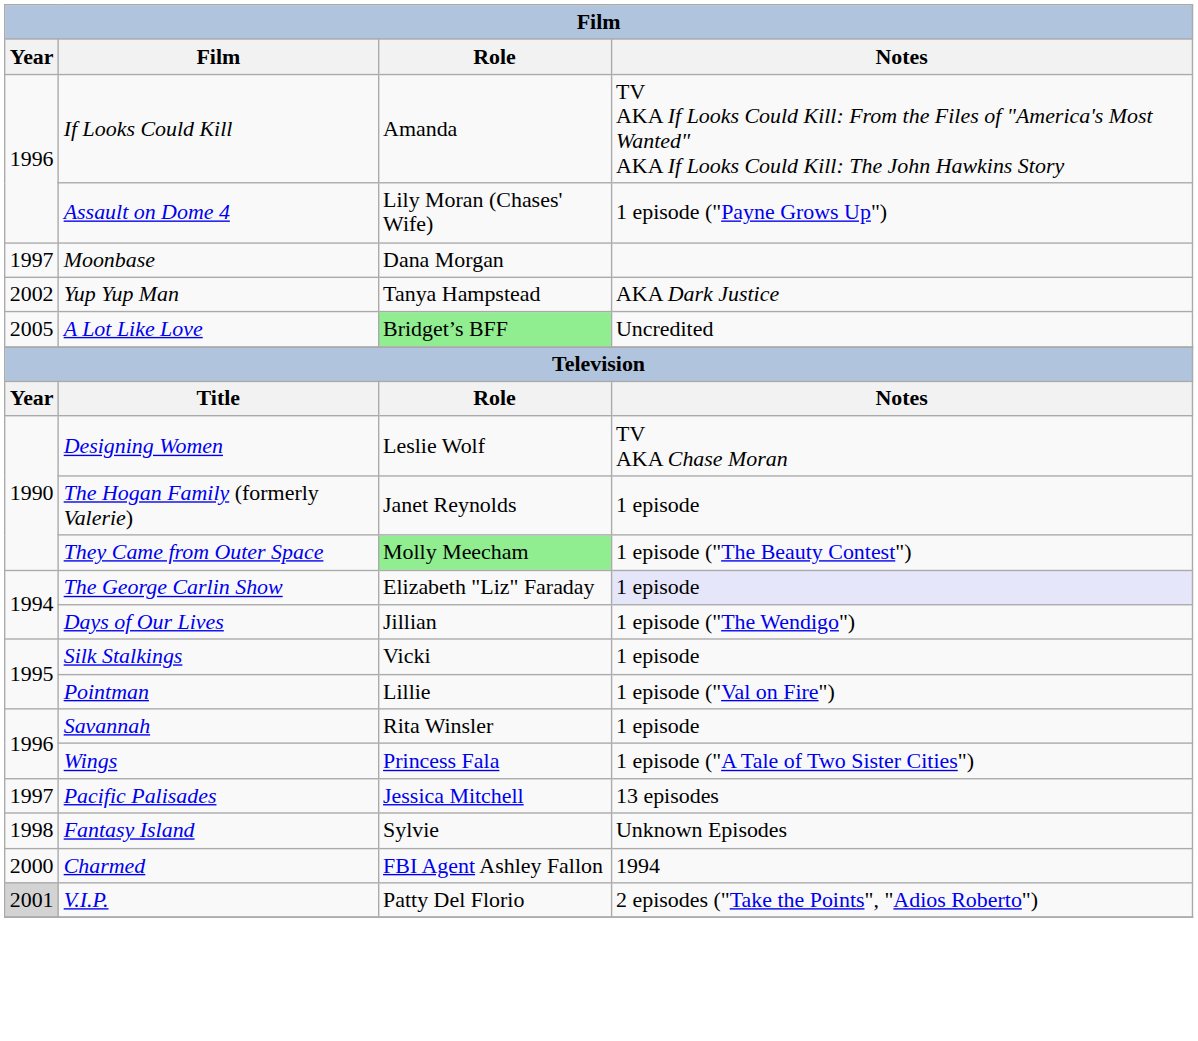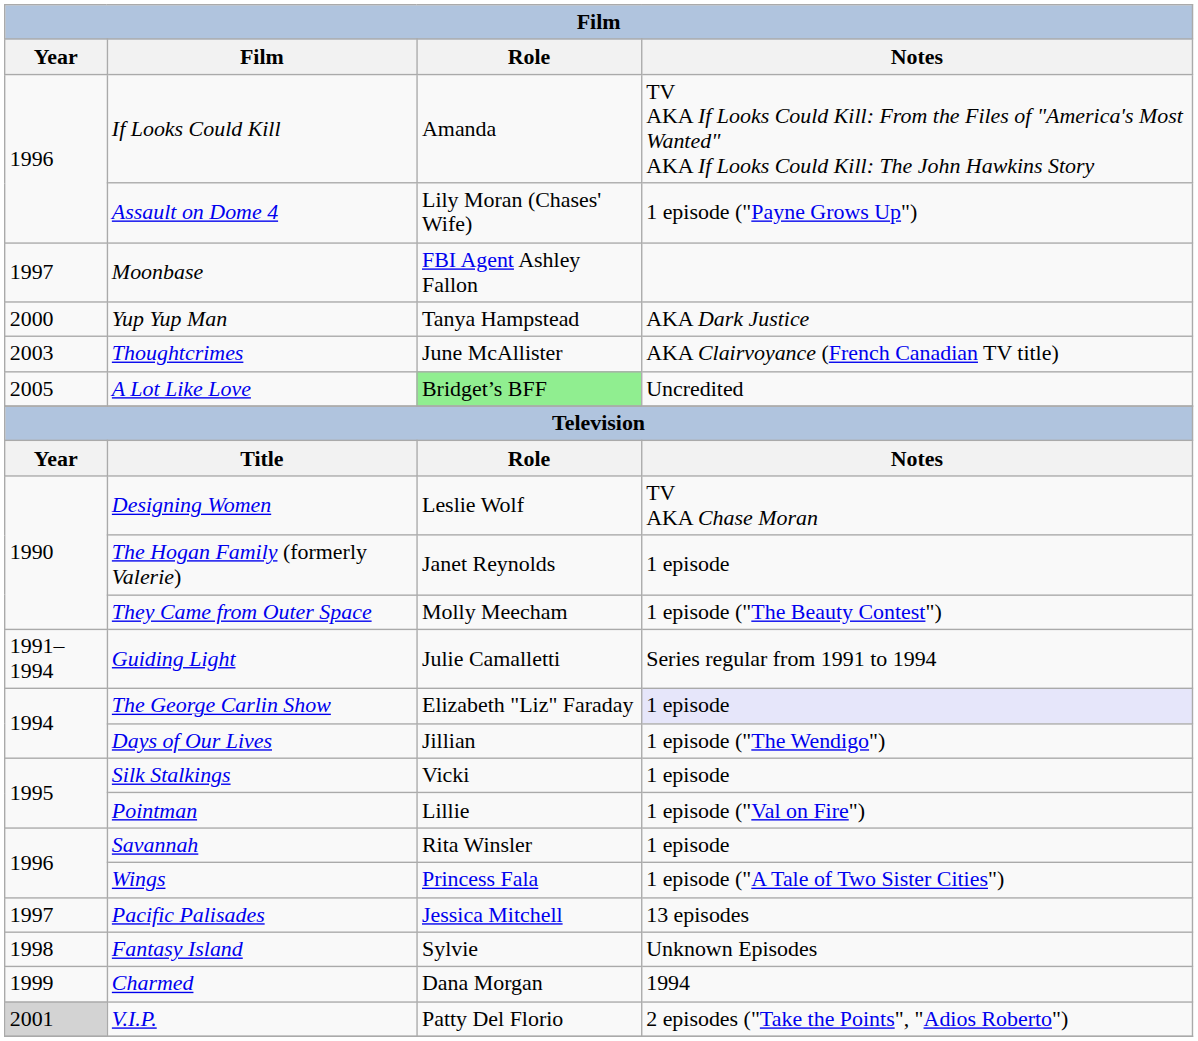(443, 259) Dana Morgan -> (501, 271) FBI Agent Ashley Fallon
(32, 294) 2002 -> (32, 319) 2000
+ row: (178, 353)
(456, 552) lightgreen background -> (495, 611) no background
+ row: (174, 658)
(32, 865) 2000 -> (32, 983) 1999
(493, 865) FBI Agent Ashley Fallon -> (482, 983) Dana Morgan
